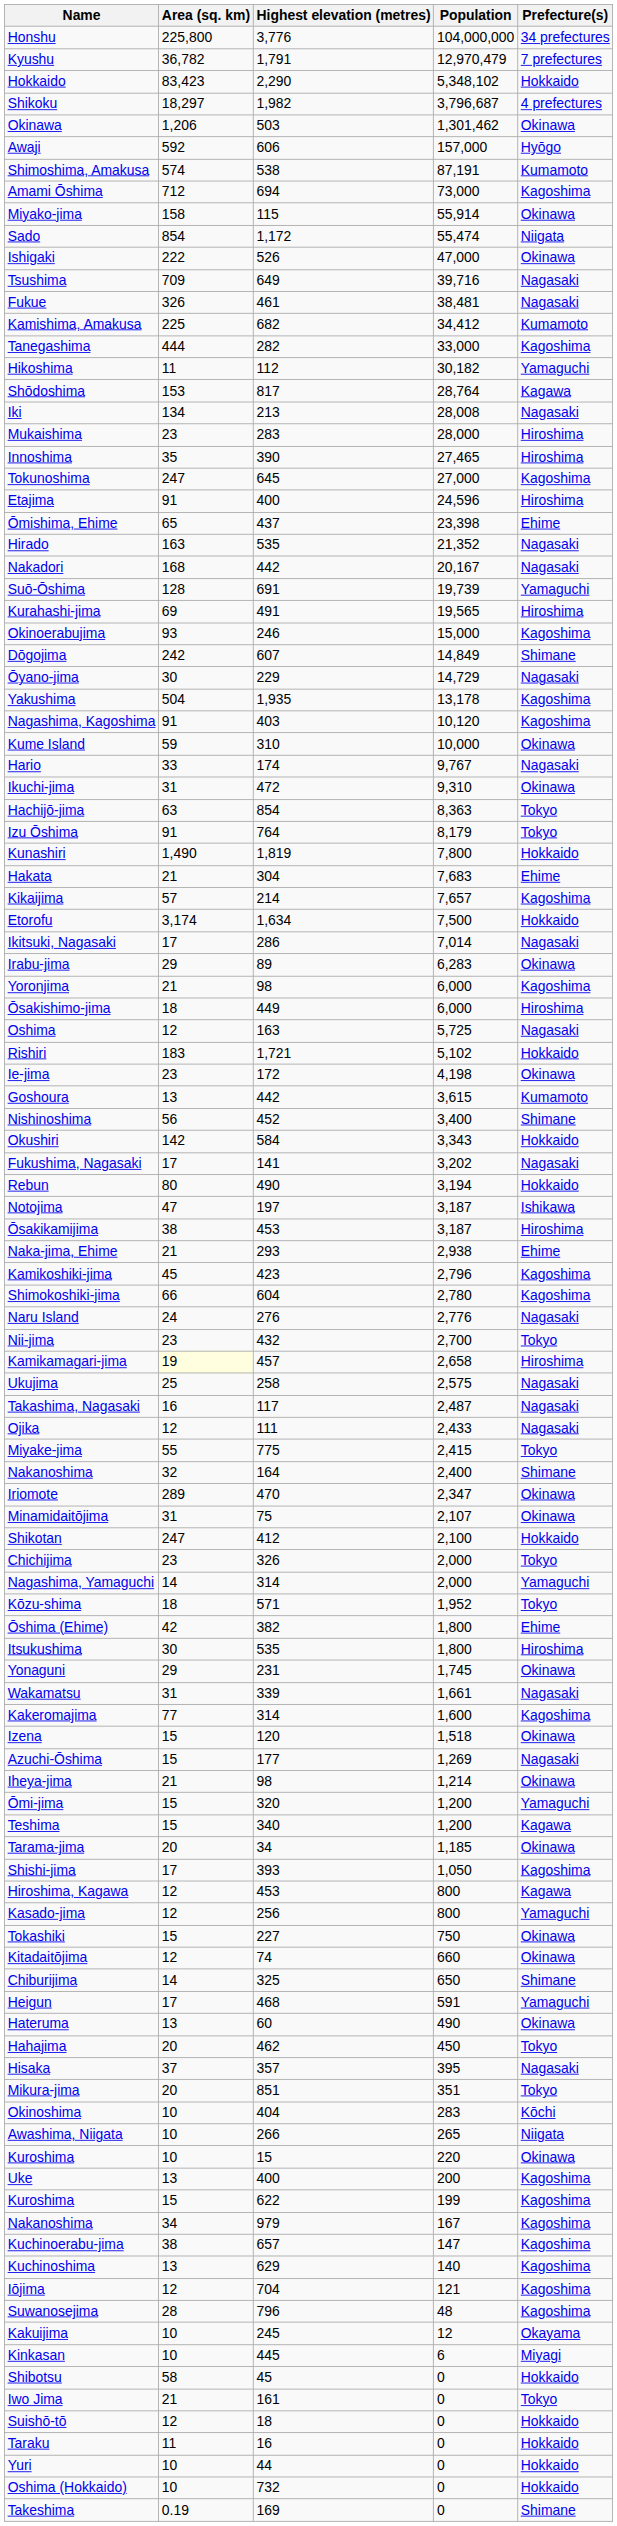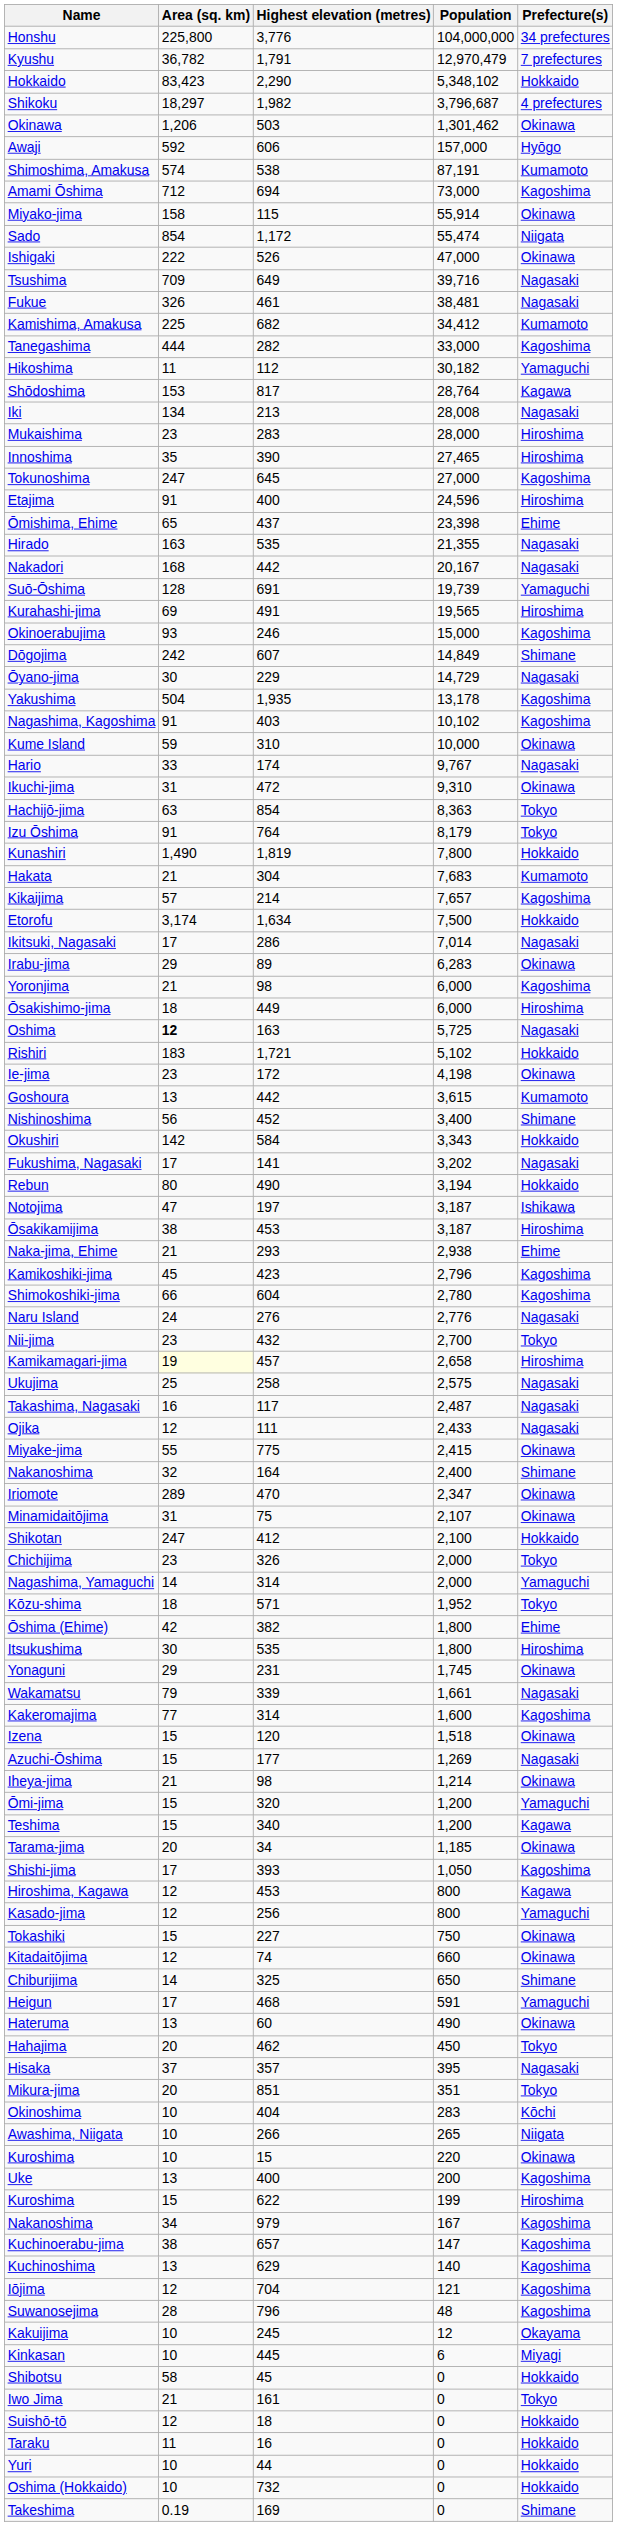(458, 545) 21,352 -> (458, 545) 21,355
(458, 721) 10,120 -> (458, 721) 10,102
(540, 876) Ehime -> (554, 876) Kumamoto
(170, 1031) normal -> (170, 1031) bold
(539, 1450) Tokyo -> (548, 1450) Okinawa
(170, 1693) 31 -> (170, 1693) 79
(556, 2201) Kagoshima -> (552, 2201) Hiroshima
